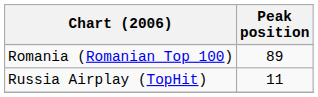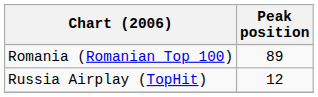(275, 80) 11 -> (275, 80) 12
